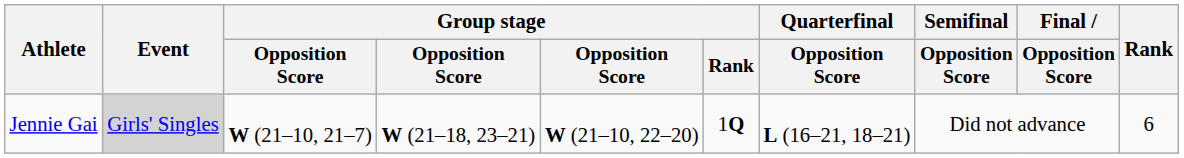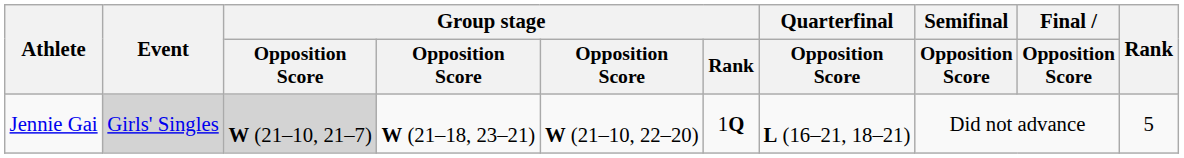(300, 136) no background -> (300, 136) lightgrey background
(1149, 123) 6 -> (1149, 123) 5
